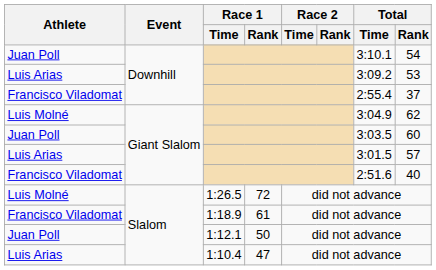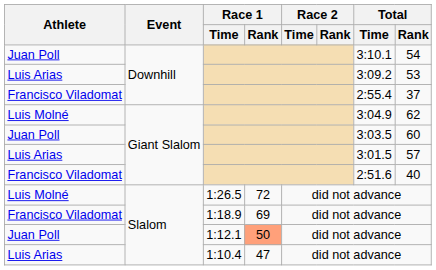(263, 215) 61 -> (263, 215) 69
(263, 235) no background -> (263, 235) lightsalmon background
